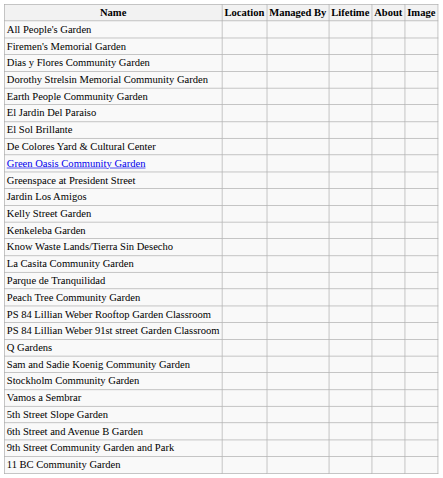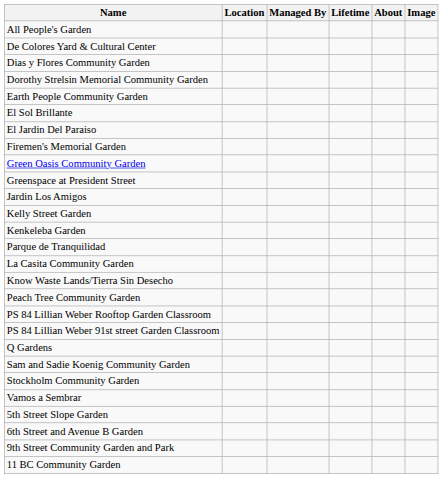rows swapped: (81, 146) <-> (66, 46)
rows swapped: (51, 113) <-> (40, 130)
rows swapped: (90, 247) <-> (56, 280)
